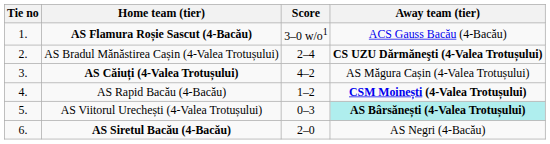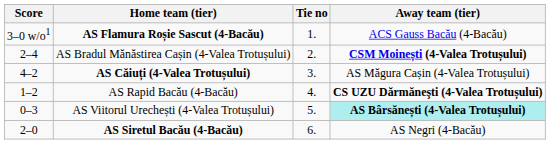columns swapped: (23, 13) <-> (306, 13)
(438, 54) CS UZU Dărmăneşti (4-Valea Trotușului) -> (438, 54) CSM Moinești (4-Valea Trotușului)
(438, 92) CSM Moinești (4-Valea Trotușului) -> (438, 92) CS UZU Dărmăneşti (4-Valea Trotușului)
